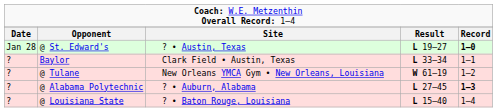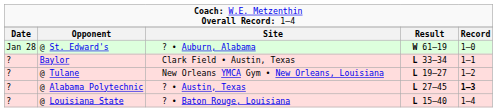(204, 47) ? • Austin, Texas -> (209, 47) ? • Auburn, Alabama
(430, 47) L 19–27 -> (430, 47) W 61–19
(468, 47) bold -> (468, 47) normal
(430, 74) W 61–19 -> (430, 74) L 19–27
(209, 87) ? • Auburn, Alabama -> (204, 87) ? • Austin, Texas
